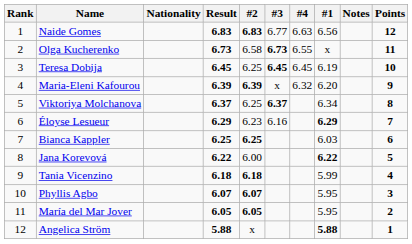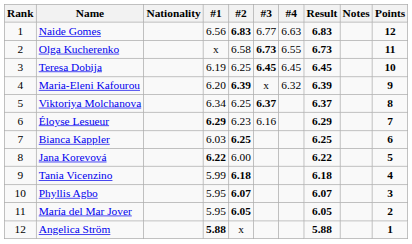columns swapped: (327, 13) <-> (221, 13)
